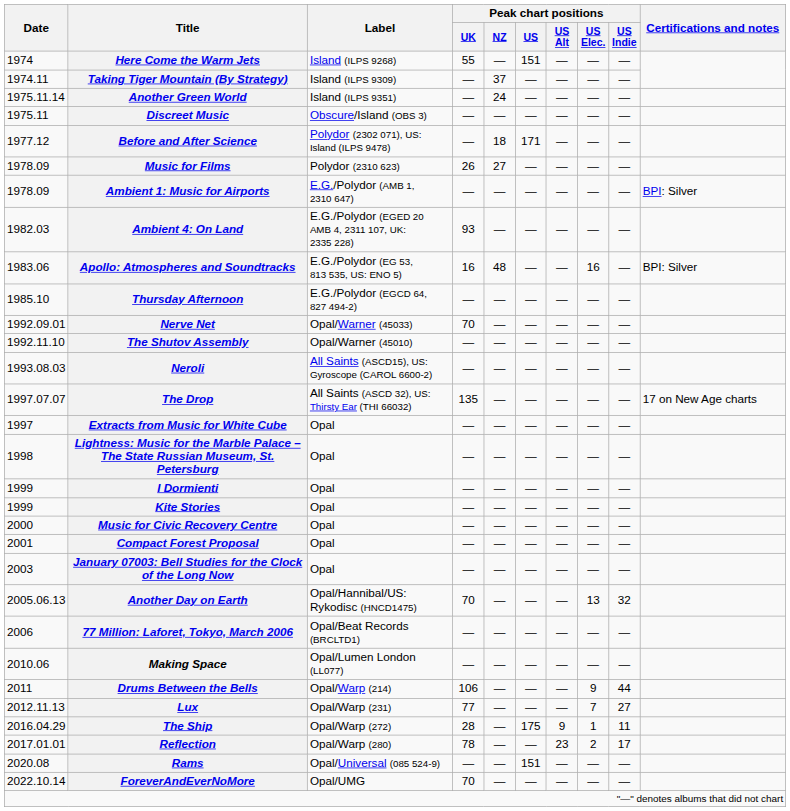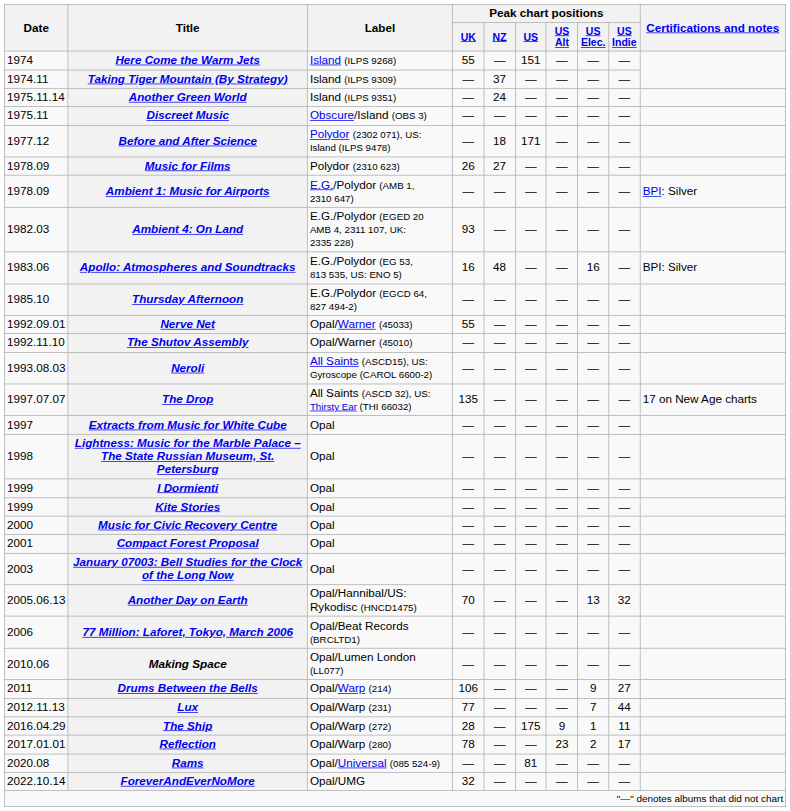(468, 324) 70 -> (468, 324) 55
(624, 689) 44 -> (624, 689) 27
(624, 707) 27 -> (624, 707) 44
(531, 763) 151 -> (531, 763) 81
(468, 781) 70 -> (468, 781) 32
